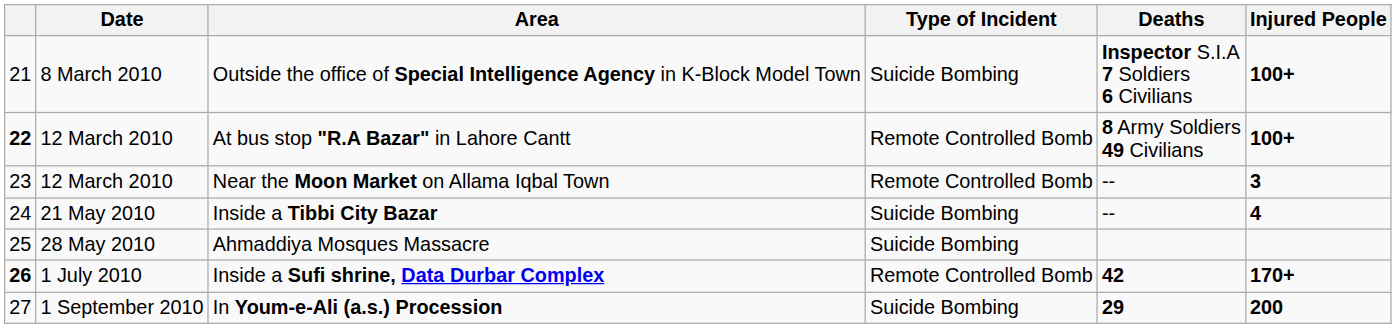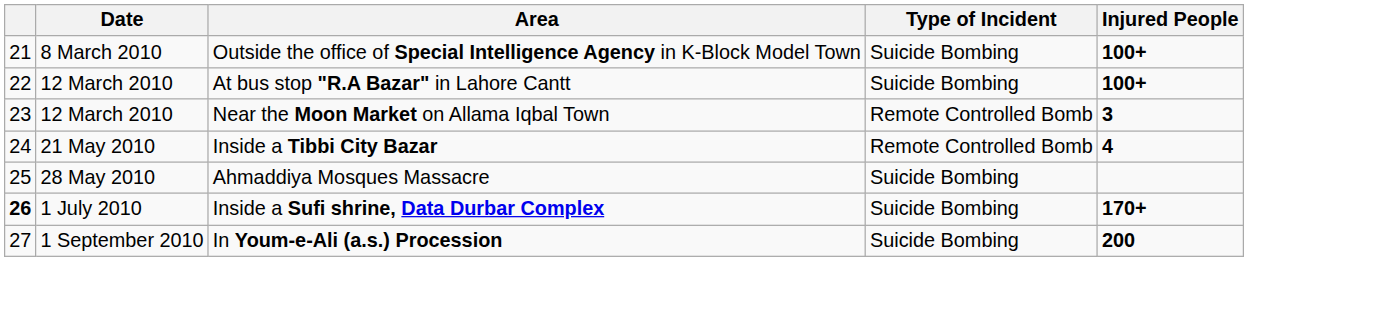- column: (1171, 20)
(20, 138) bold -> (20, 83) normal
(981, 138) Remote Controlled Bomb -> (944, 83) Suicide Bombing
(944, 213) Suicide Bombing -> (981, 146) Remote Controlled Bomb
(981, 275) Remote Controlled Bomb -> (944, 209) Suicide Bombing
